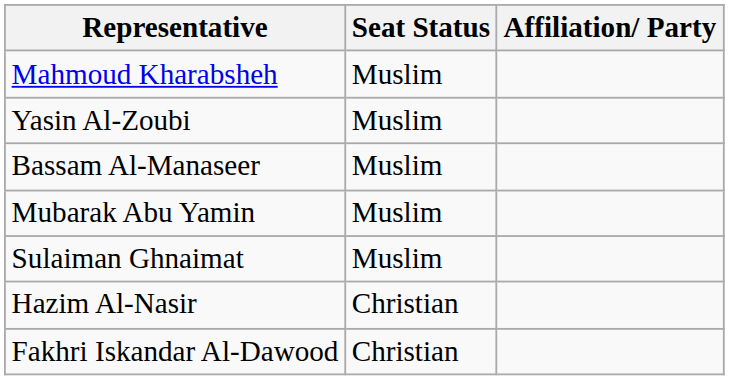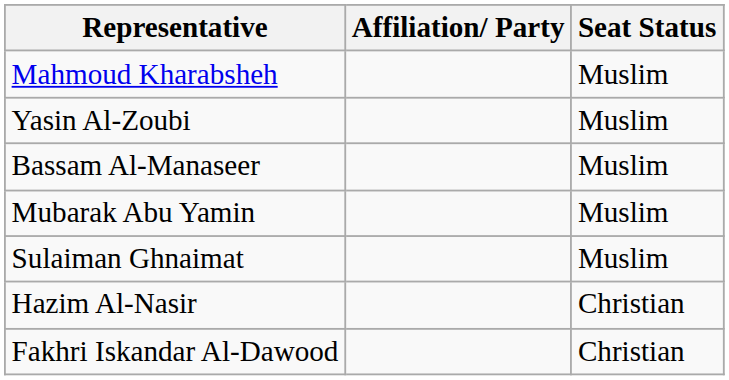columns swapped: (610, 27) <-> (421, 27)
